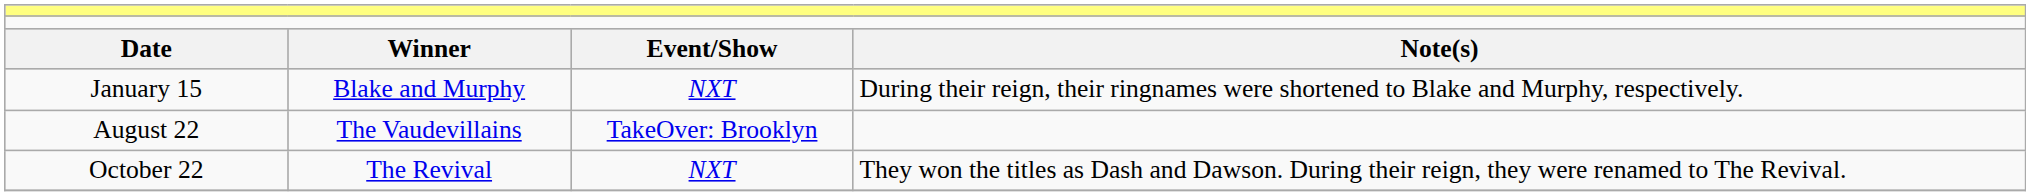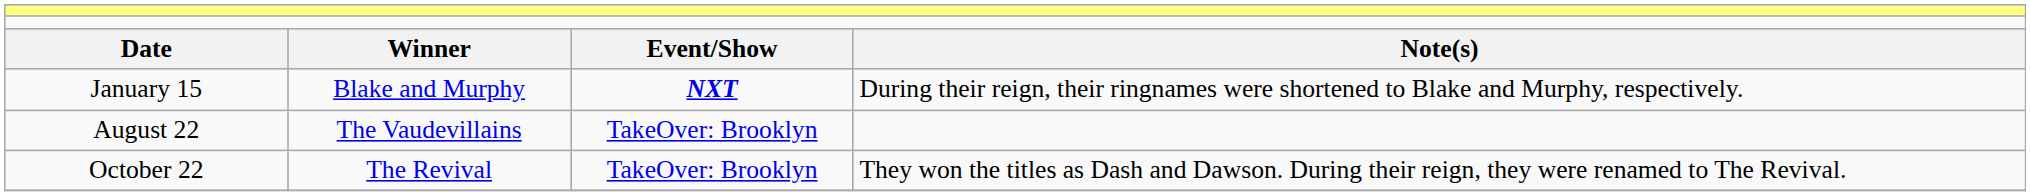(712, 89) normal -> (712, 89) bold
(712, 170) NXT -> (712, 170) TakeOver: Brooklyn
